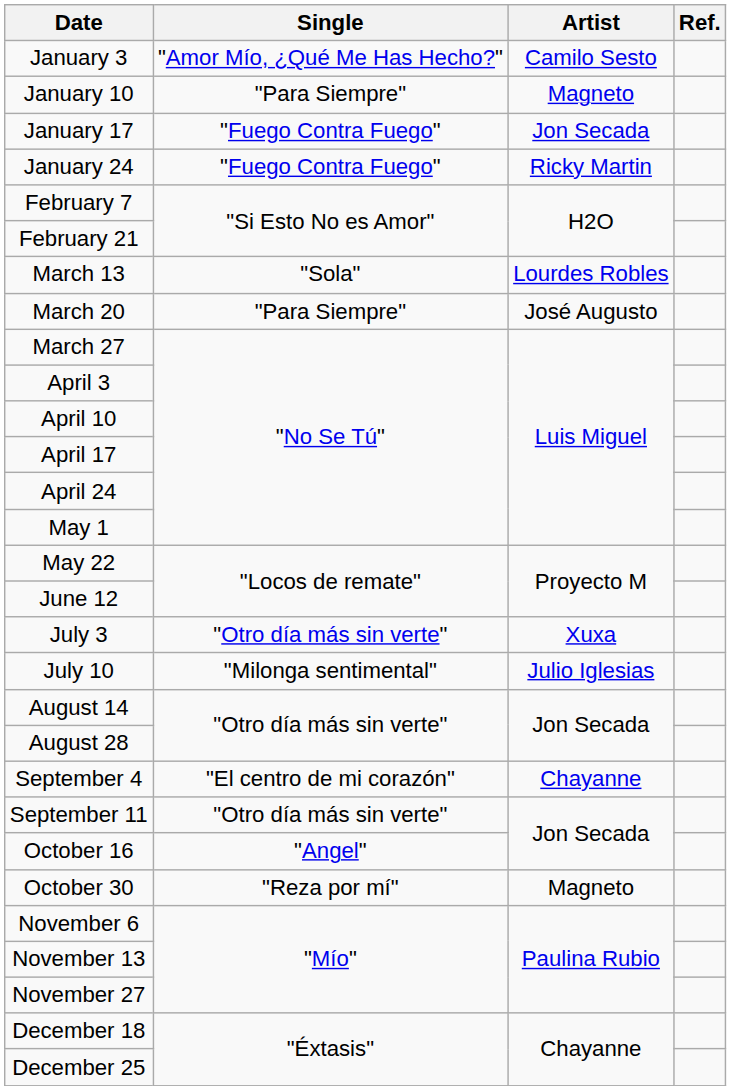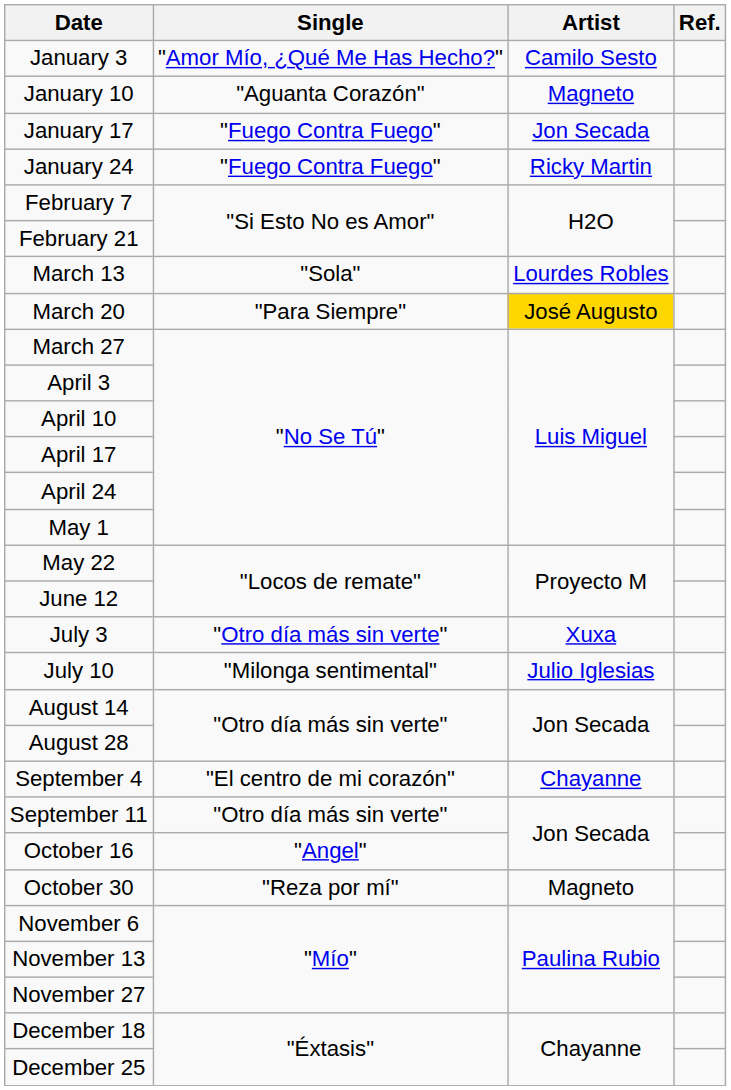(330, 94) "Para Siempre" -> (330, 94) "Aguanta Corazón"
(591, 310) no background -> (591, 310) gold background
